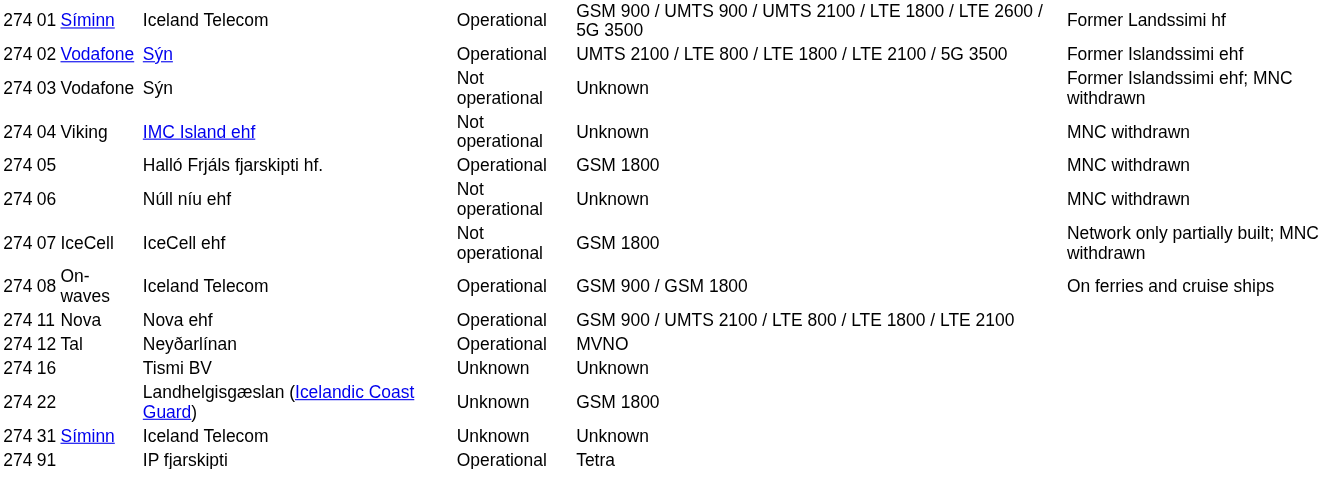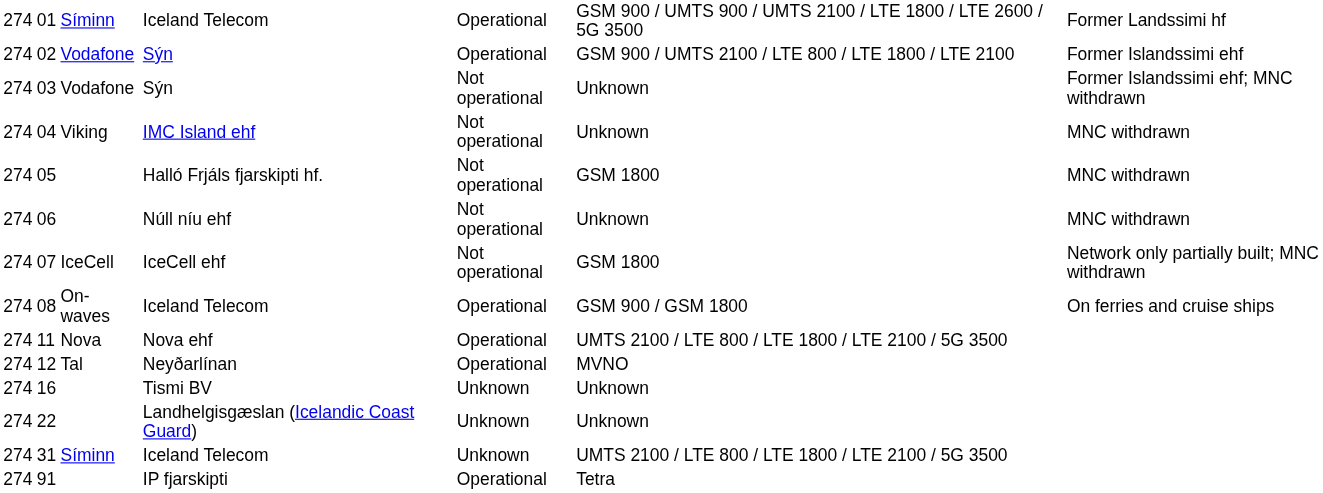(792, 54) UMTS 2100 / LTE 800 / LTE 1800 / LTE 2100 / 5G 3500 -> (795, 54) GSM 900 / UMTS 2100 / LTE 800 / LTE 1800 / LTE 2100
(502, 165) Operational -> (500, 175) Not operational
(795, 320) GSM 900 / UMTS 2100 / LTE 800 / LTE 1800 / LTE 2100 -> (792, 340) UMTS 2100 / LTE 800 / LTE 1800 / LTE 2100 / 5G 3500
(618, 402) GSM 1800 -> (613, 421) Unknown
(613, 436) Unknown -> (792, 455) UMTS 2100 / LTE 800 / LTE 1800 / LTE 2100 / 5G 3500
